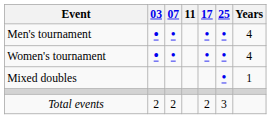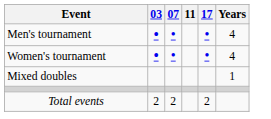- column: (224, 14)
